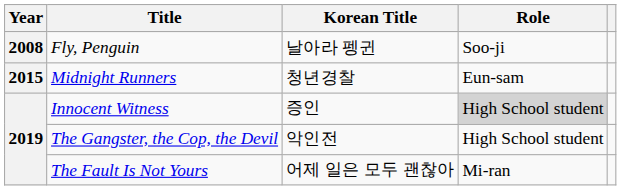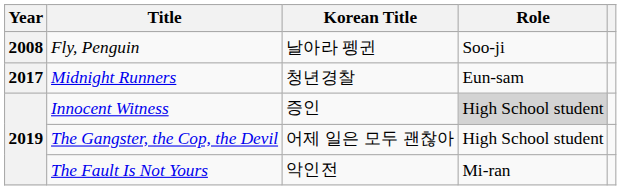(26, 77) 2015 -> (26, 77) 2017
(312, 138) 악인전 -> (370, 138) 어제 일은 모두 괜찮아
(370, 169) 어제 일은 모두 괜찮아 -> (312, 169) 악인전
